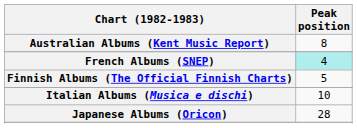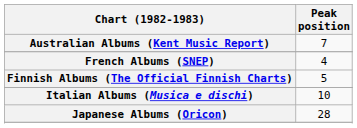(324, 43) 8 -> (324, 43) 7
(324, 61) paleturquoise background -> (324, 61) no background
